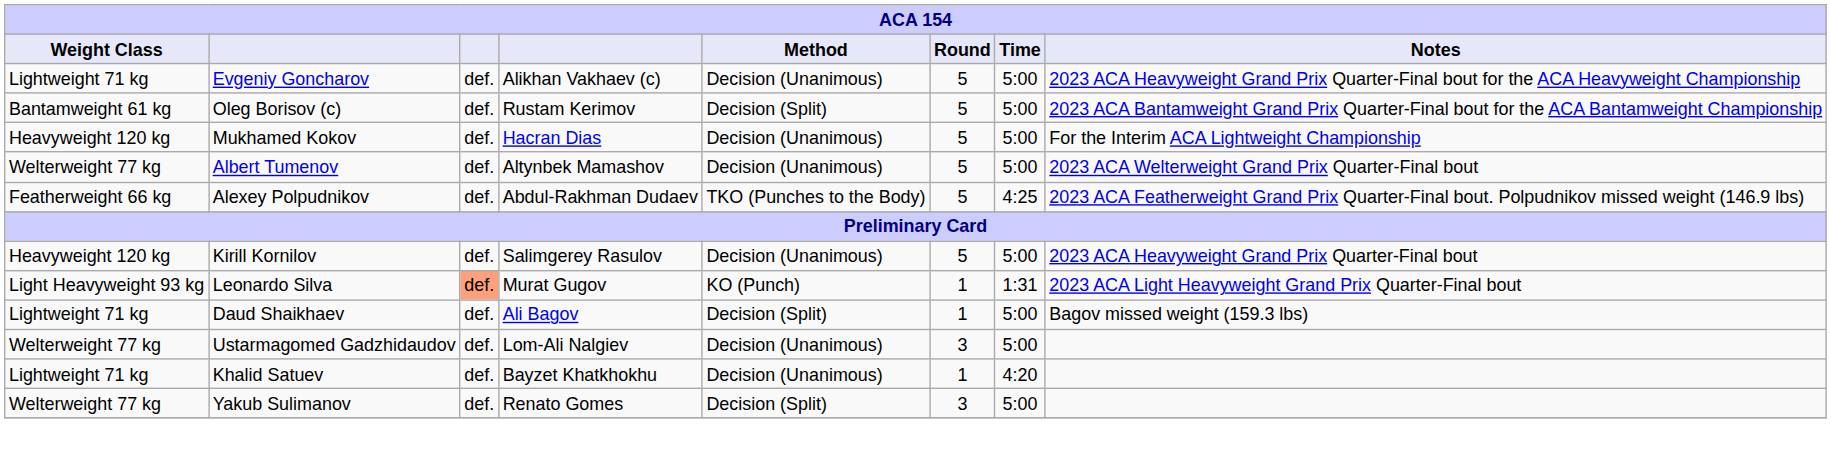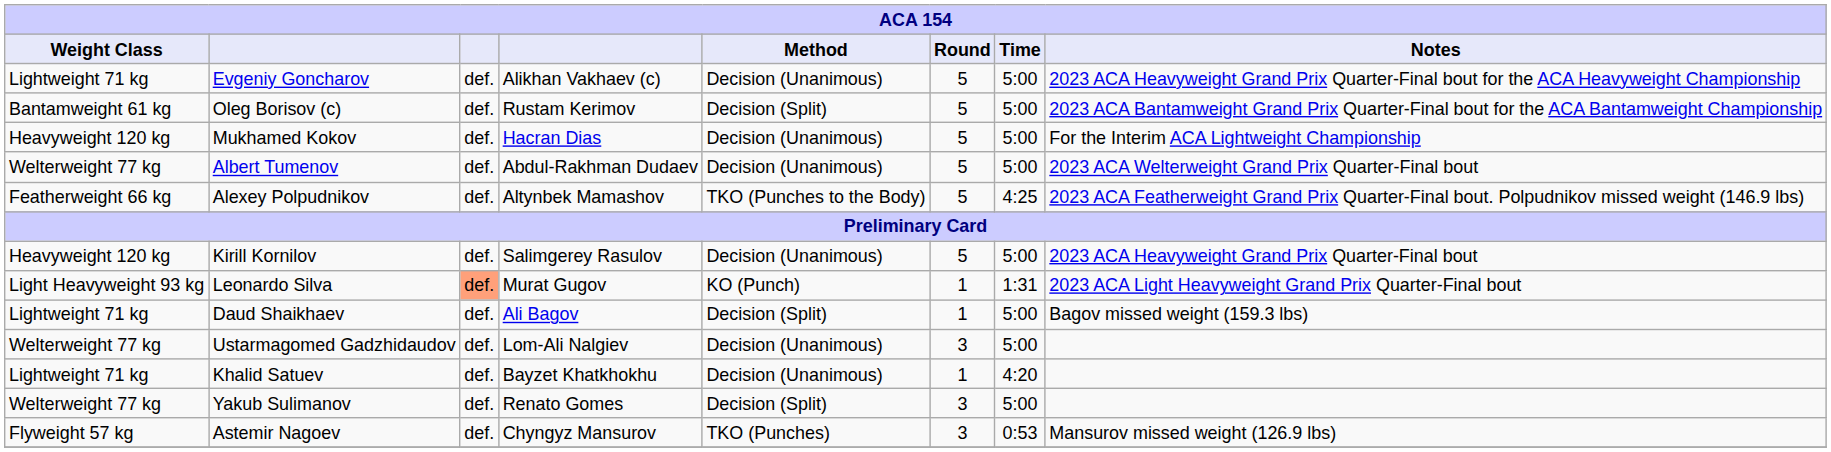(583, 167) Altynbek Mamashov -> (600, 167) Abdul-Rakhman Dudaev
(600, 196) Abdul-Rakhman Dudaev -> (583, 196) Altynbek Mamashov
+ row: (276, 433)
